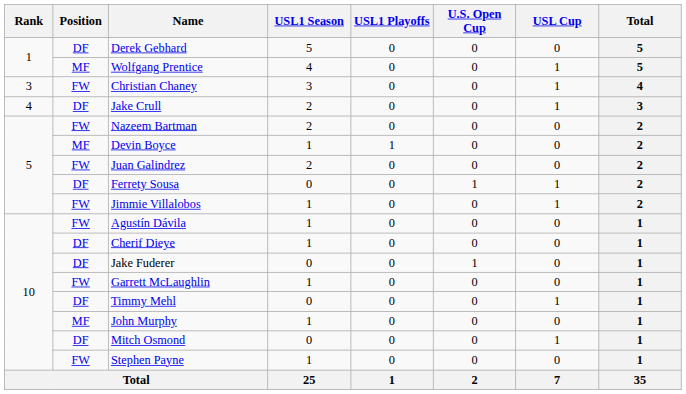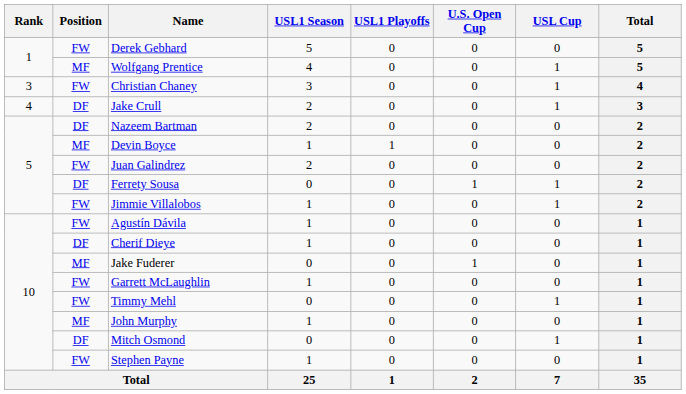(81, 47) DF -> (81, 47) FW
(81, 125) FW -> (81, 125) DF
(81, 262) DF -> (81, 262) MF
(81, 301) DF -> (81, 301) FW
